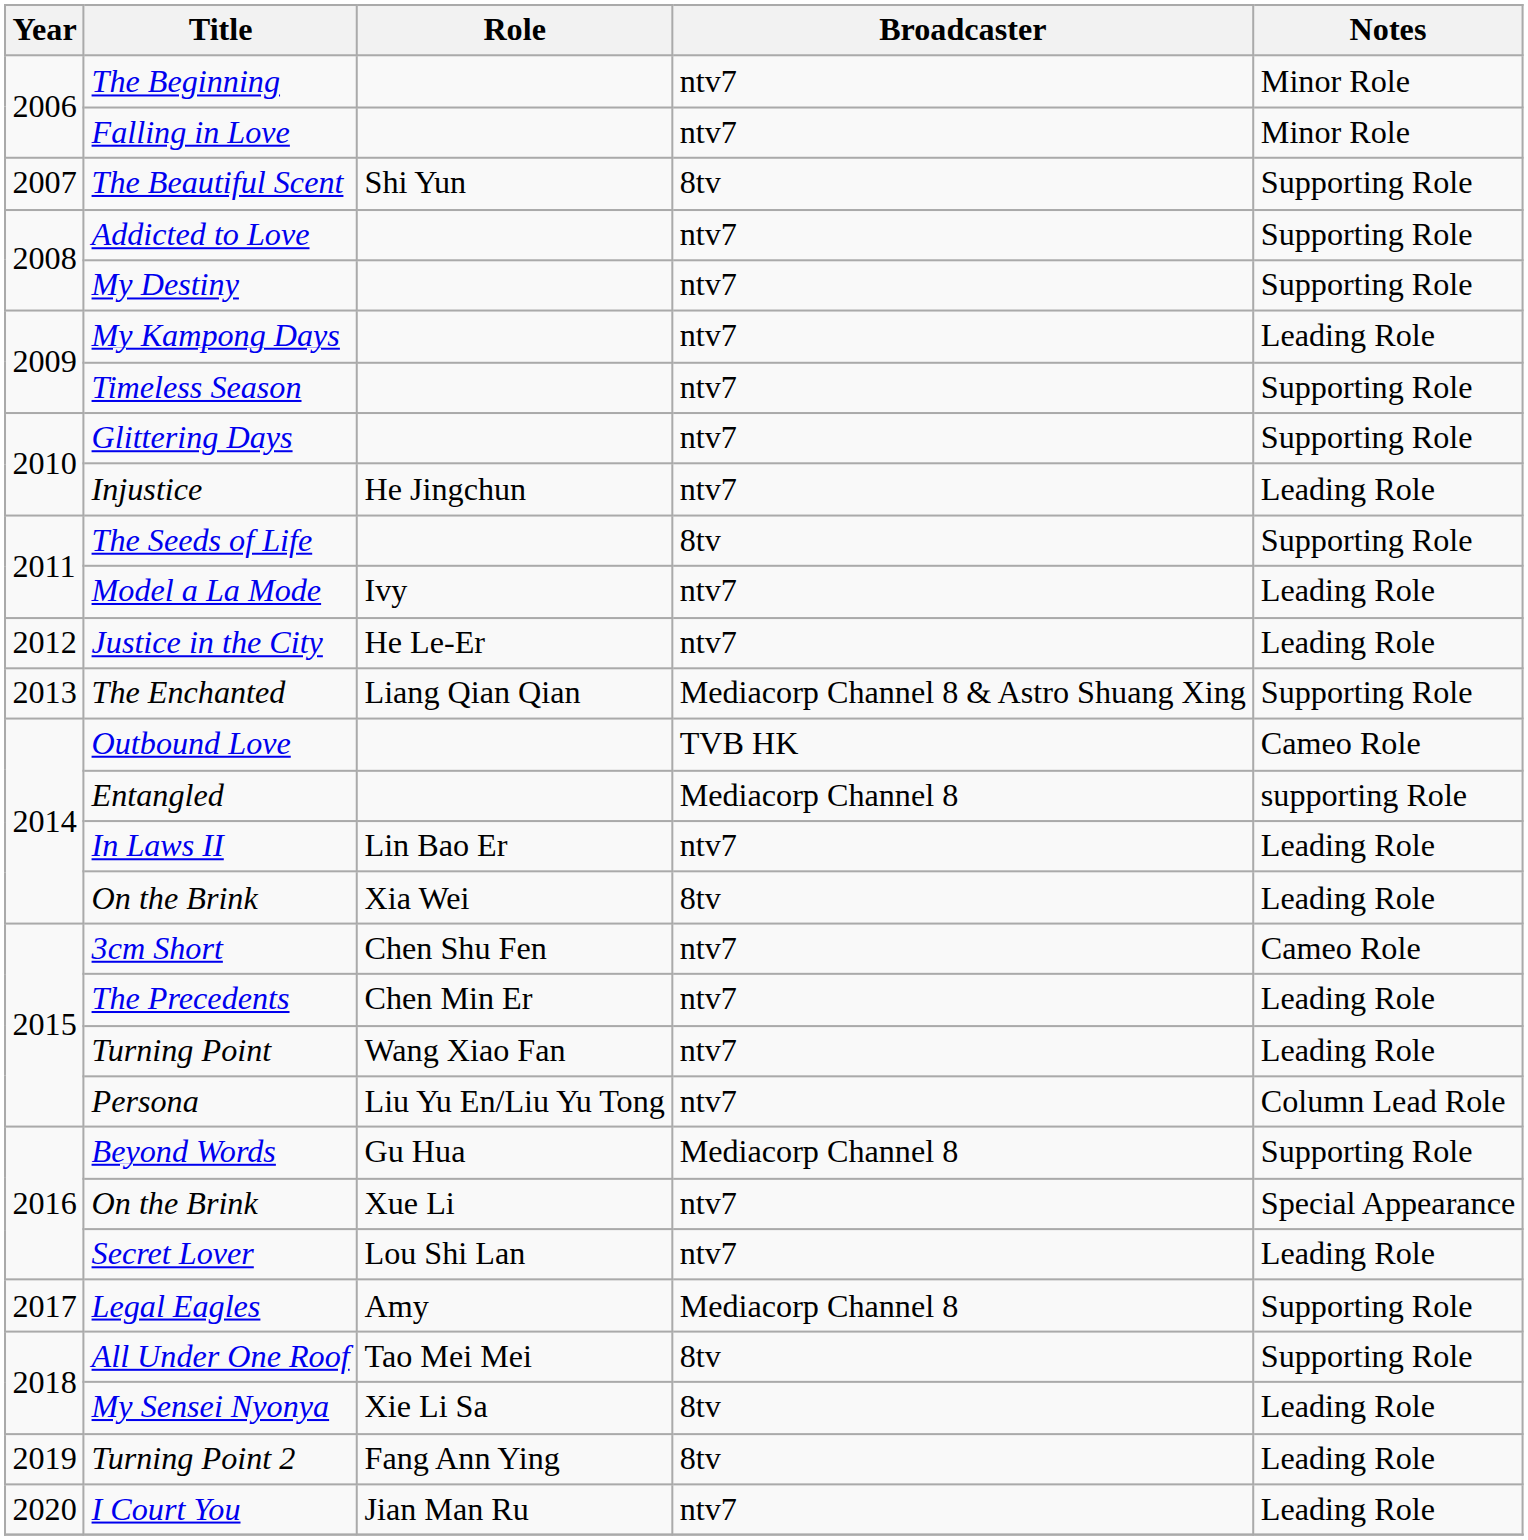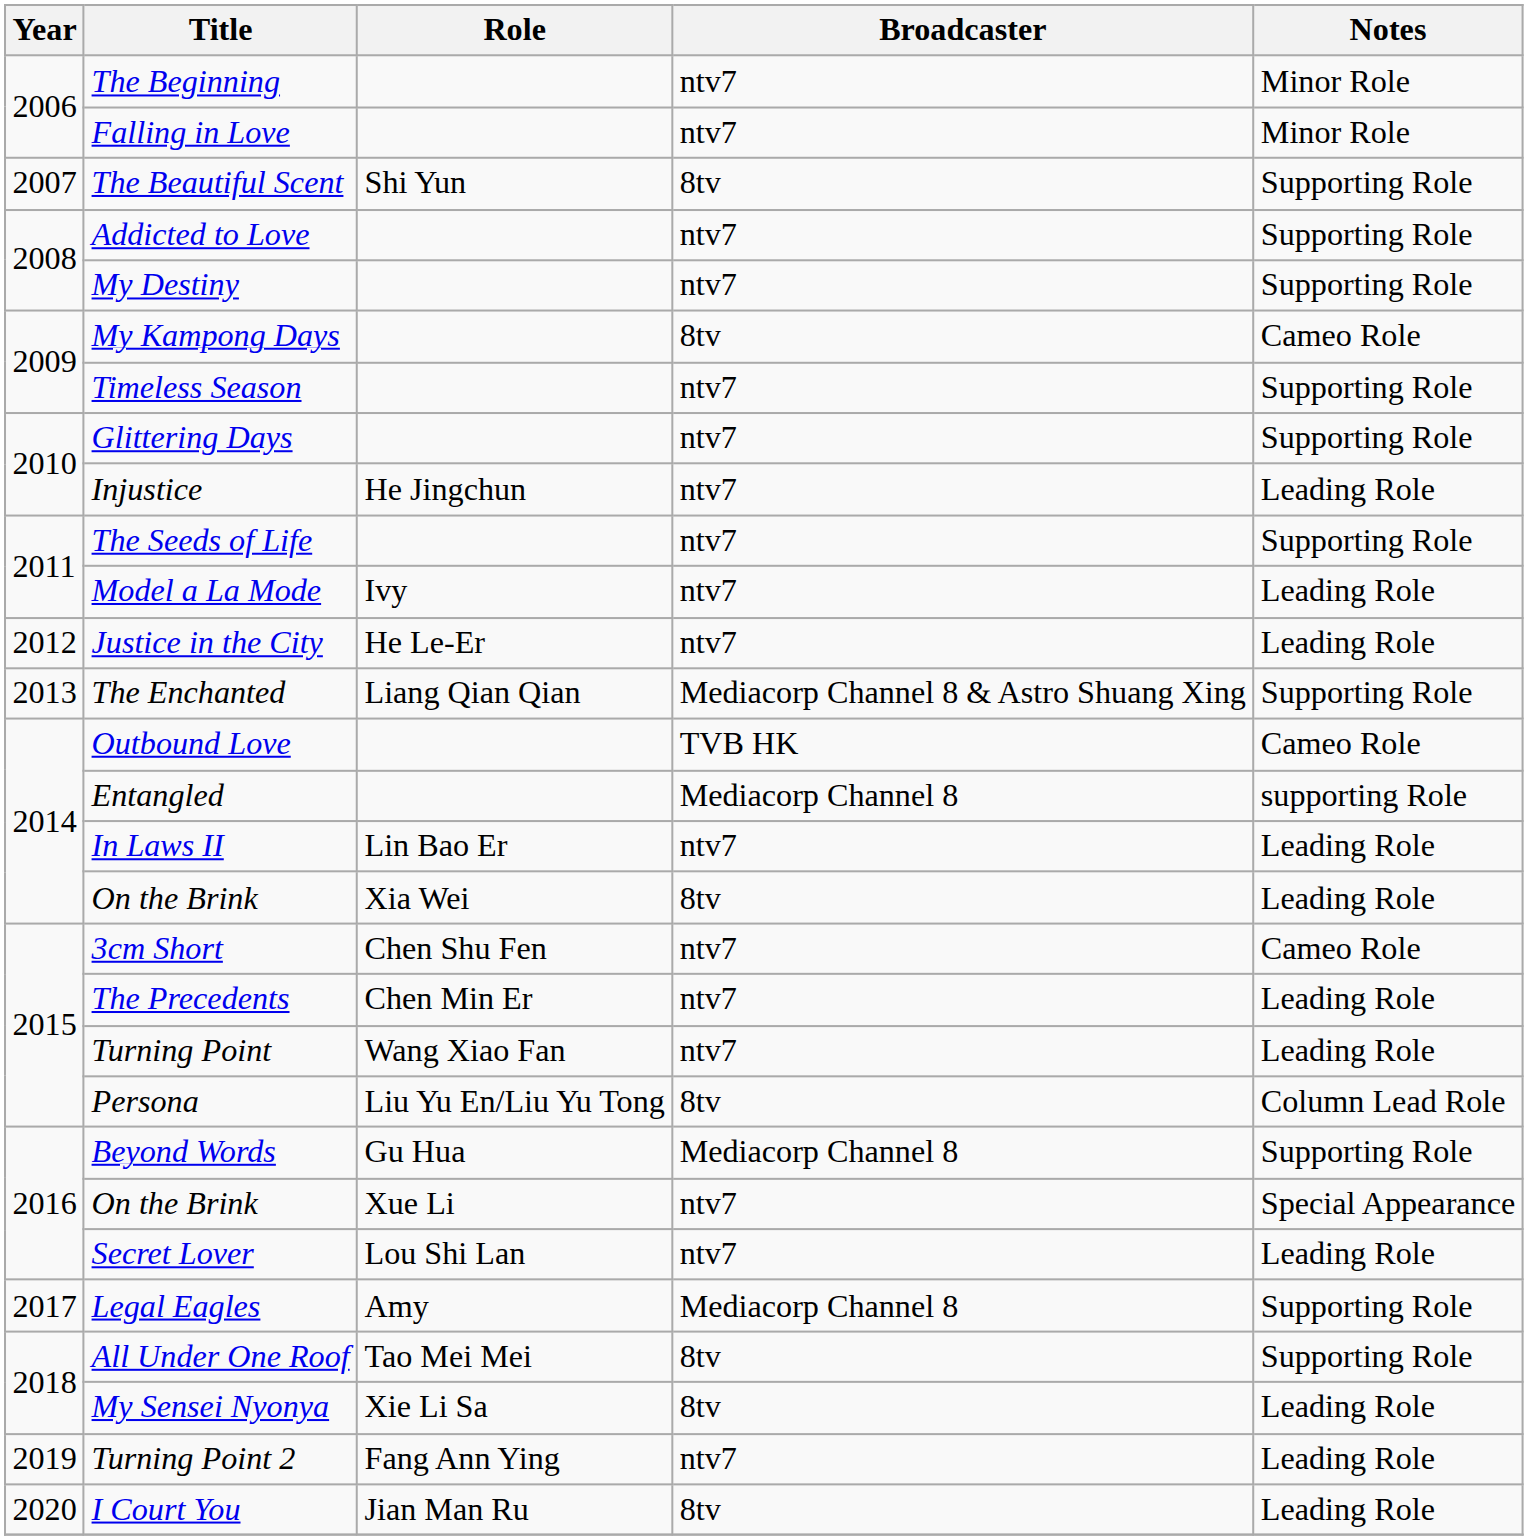(708, 336) ntv7 -> (700, 336) 8tv
(1348, 336) Leading Role -> (1341, 336) Cameo Role
(700, 540) 8tv -> (708, 540) ntv7
(708, 1101) ntv7 -> (700, 1101) 8tv
(700, 1458) 8tv -> (708, 1458) ntv7
(708, 1509) ntv7 -> (700, 1509) 8tv
